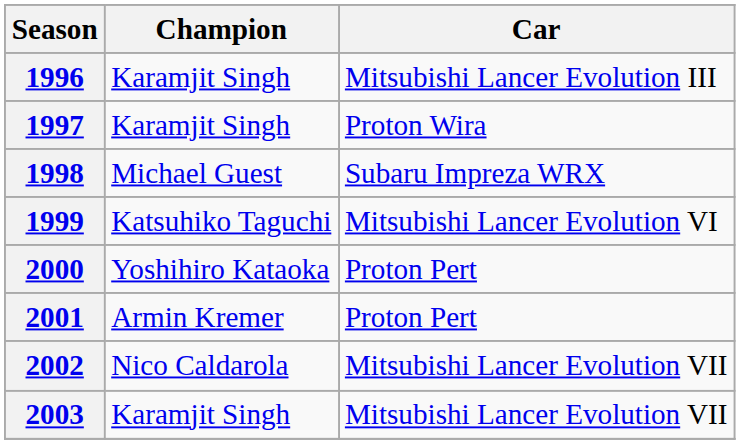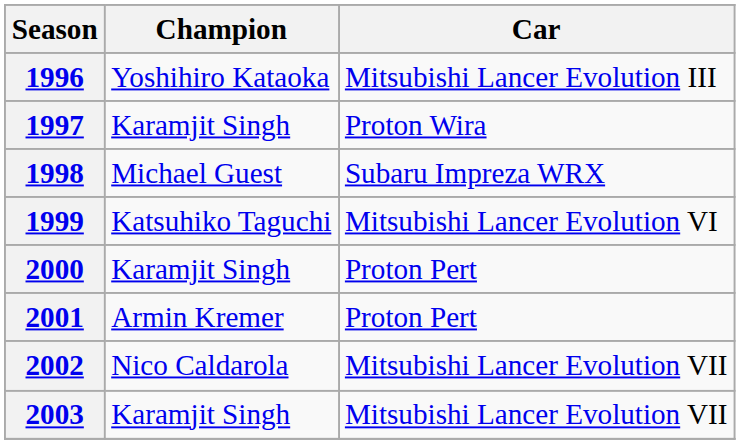(201, 76) Karamjit Singh -> (220, 76) Yoshihiro Kataoka
(220, 269) Yoshihiro Kataoka -> (201, 269) Karamjit Singh
